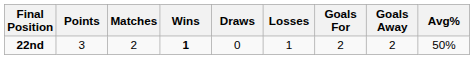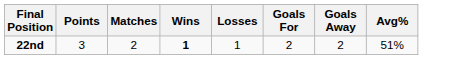- column: (237, 20)
(444, 45) 50% -> (392, 45) 51%
